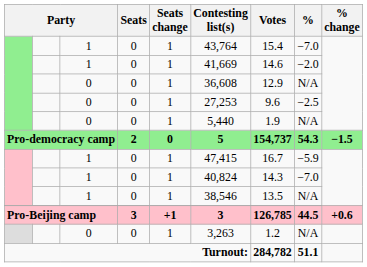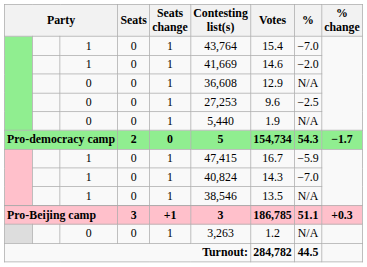(273, 139) 154,737 -> (273, 139) 154,734
(342, 139) −1.5 -> (342, 139) −1.7
(273, 214) 126,785 -> (273, 214) 186,785
(308, 214) 44.5 -> (308, 214) 51.1
(342, 214) +0.6 -> (342, 214) +0.3
(308, 252) 51.1 -> (308, 252) 44.5
